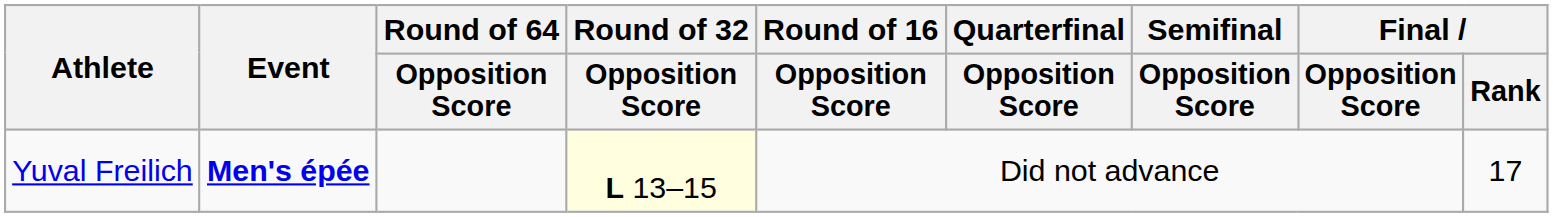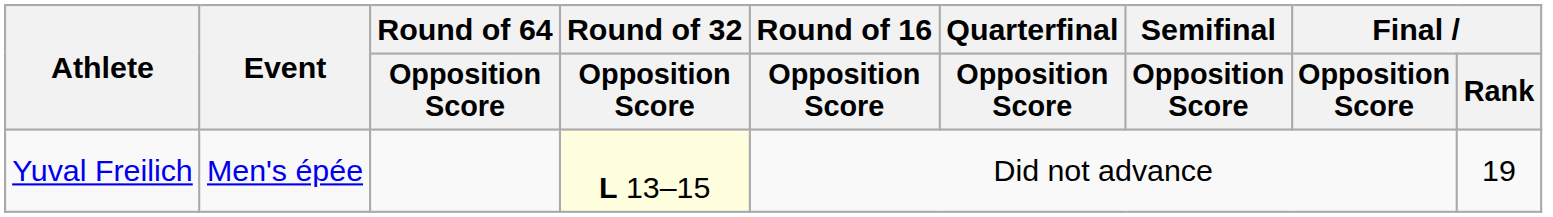(288, 171) bold -> (285, 171) normal
(1505, 171) 17 -> (1499, 171) 19
